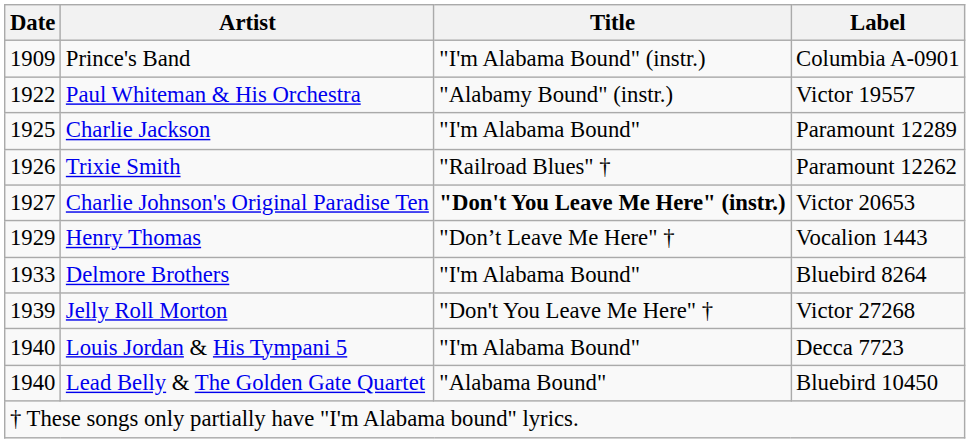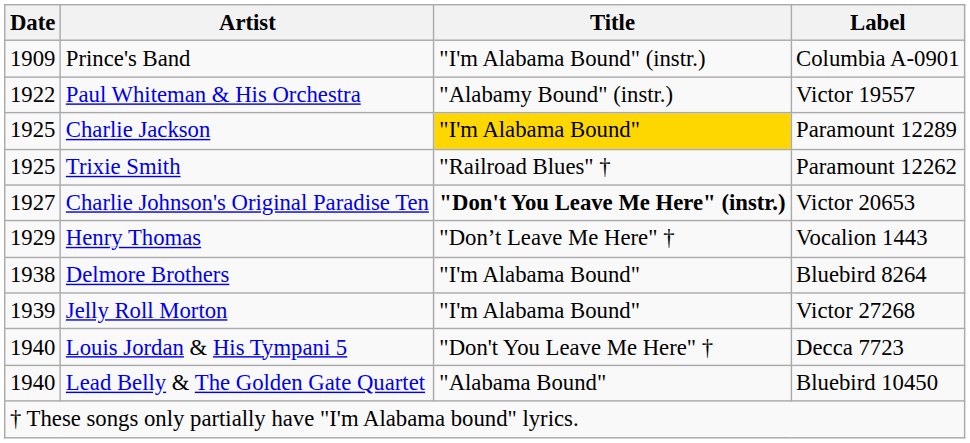(540, 130) no background -> (540, 130) gold background
(33, 166) 1926 -> (33, 166) 1925
(33, 274) 1933 -> (33, 274) 1938
(576, 310) "Don't You Leave Me Here" † -> (540, 310) "I'm Alabama Bound"
(540, 346) "I'm Alabama Bound" -> (576, 346) "Don't You Leave Me Here" †
